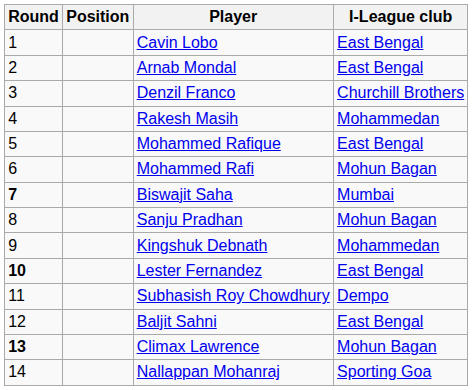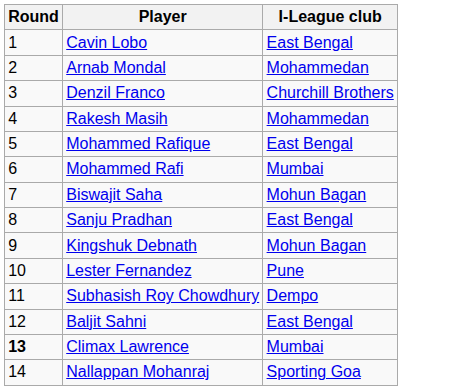- column: (98, 17)
(380, 67) East Bengal -> (318, 67) Mohammedan
(387, 169) Mohun Bagan -> (295, 169) Mumbai
(13, 194) bold -> (13, 194) normal
(366, 194) Mumbai -> (316, 194) Mohun Bagan
(387, 220) Mohun Bagan -> (310, 220) East Bengal
(388, 245) Mohammedan -> (316, 245) Mohun Bagan
(17, 270) bold -> (17, 270) normal
(380, 270) East Bengal -> (285, 270) Pune
(387, 347) Mohun Bagan -> (295, 347) Mumbai
